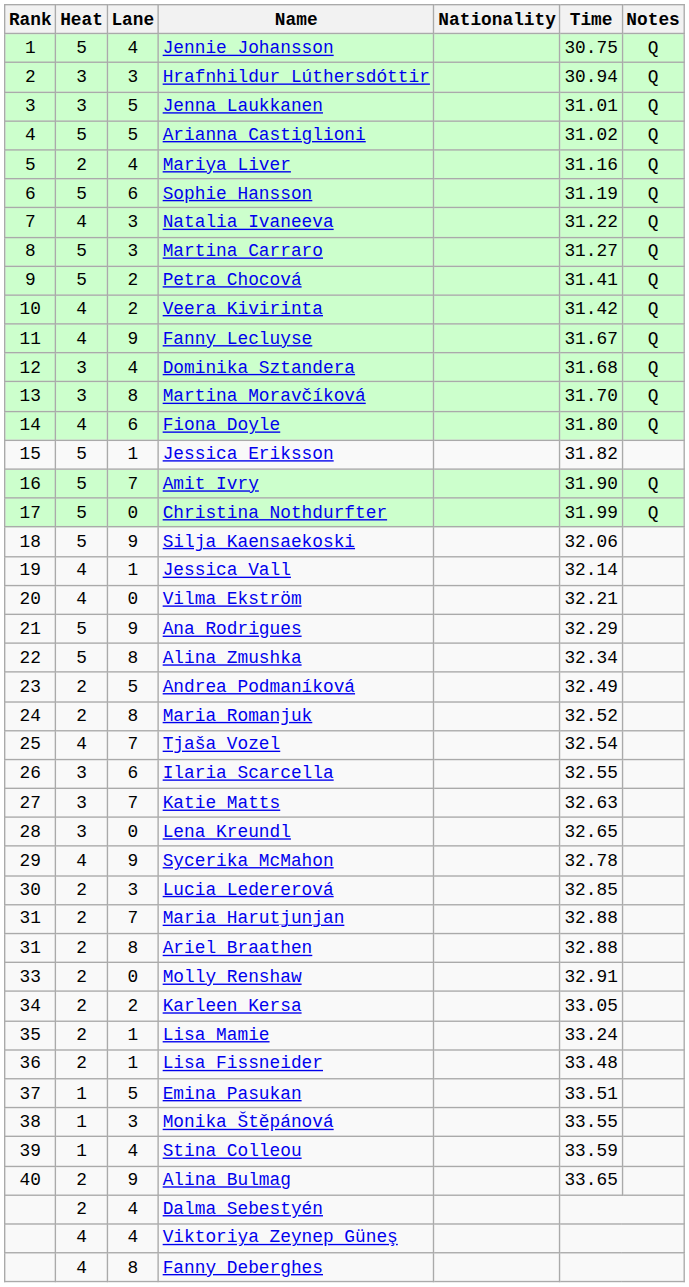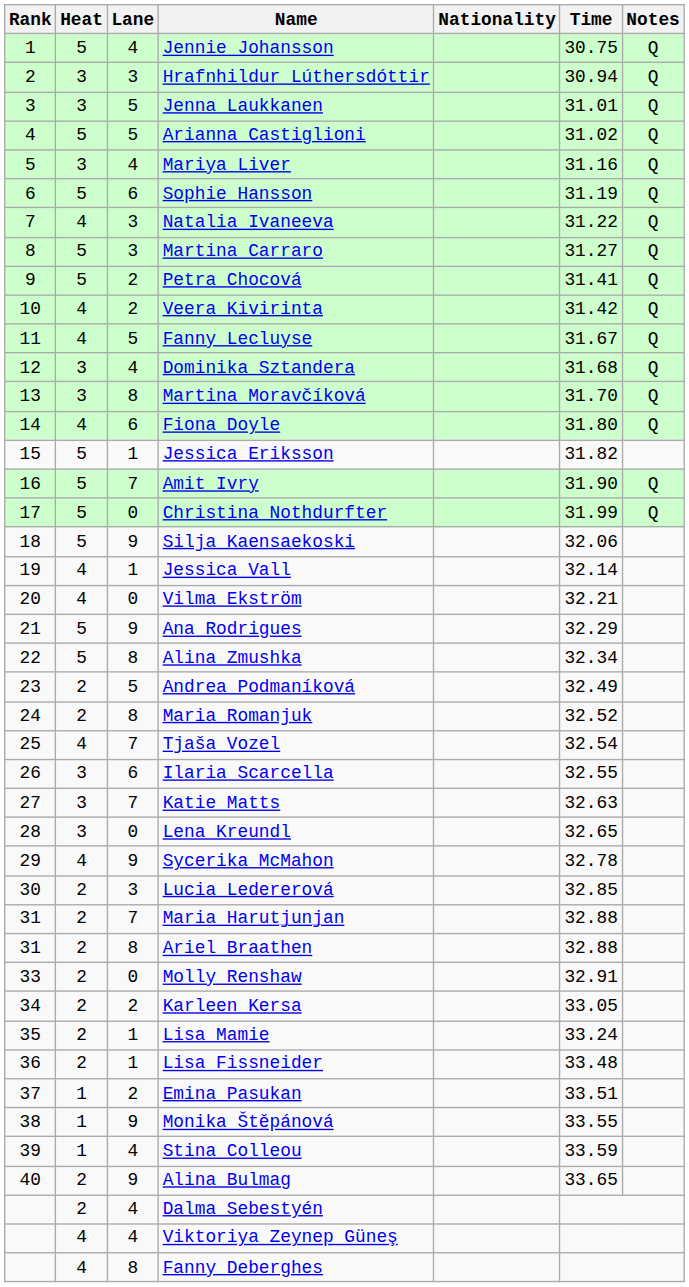(82, 164) 2 -> (82, 164) 3
(133, 338) 9 -> (133, 338) 5
(133, 1093) 5 -> (133, 1093) 2
(133, 1122) 3 -> (133, 1122) 9
